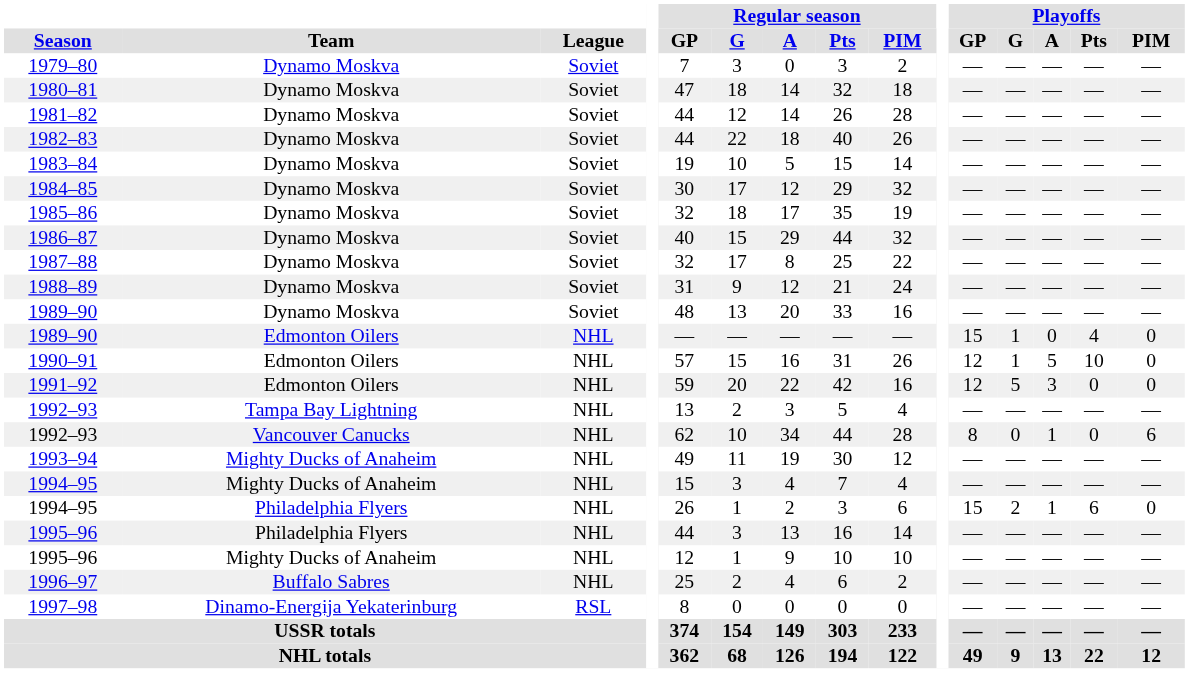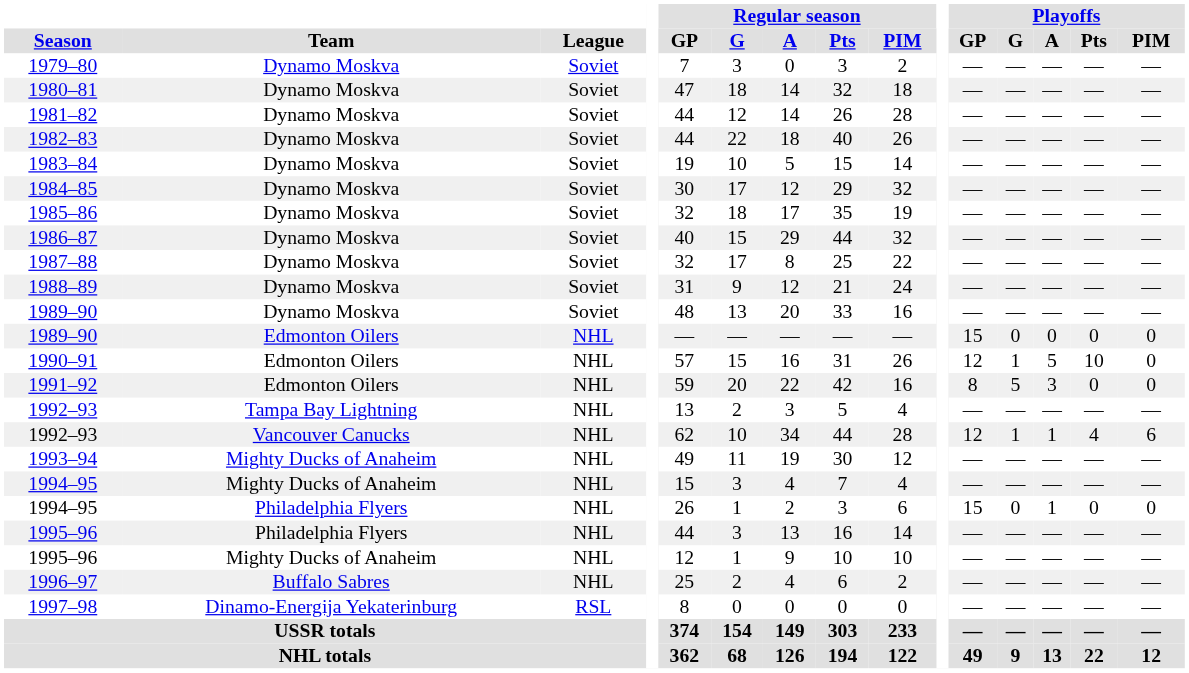(1015, 335) 1 -> (1015, 335) 0
(1094, 335) 4 -> (1094, 335) 0
(973, 385) 12 -> (973, 385) 8
(973, 434) 8 -> (973, 434) 12
(1015, 434) 0 -> (1015, 434) 1
(1094, 434) 0 -> (1094, 434) 4
(1015, 508) 2 -> (1015, 508) 0
(1094, 508) 6 -> (1094, 508) 0
